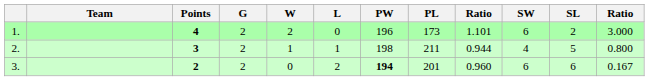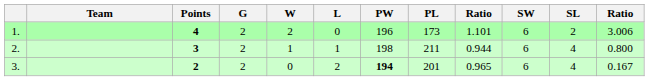(620, 31) 3.000 -> (620, 31) 3.006
(526, 48) 4 -> (526, 48) 6
(573, 48) 5 -> (573, 48) 4
(479, 66) 0.960 -> (479, 66) 0.965
(573, 66) 6 -> (573, 66) 4
